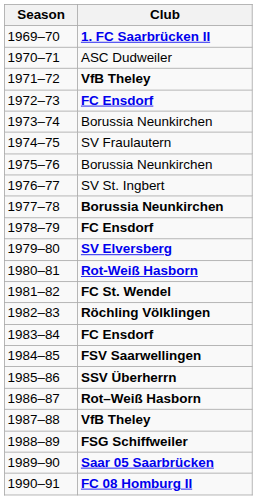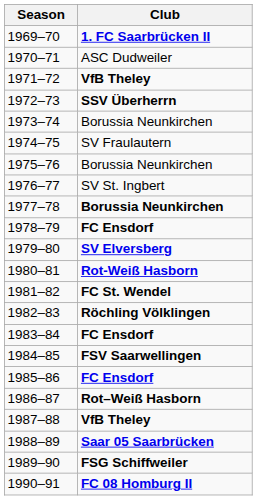(117, 100) FC Ensdorf -> (129, 100) SSV Überherrn
(129, 377) SSV Überherrn -> (117, 377) FC Ensdorf
(134, 441) FSG Schiffweiler -> (147, 441) Saar 05 Saarbrücken
(147, 462) Saar 05 Saarbrücken -> (134, 462) FSG Schiffweiler
